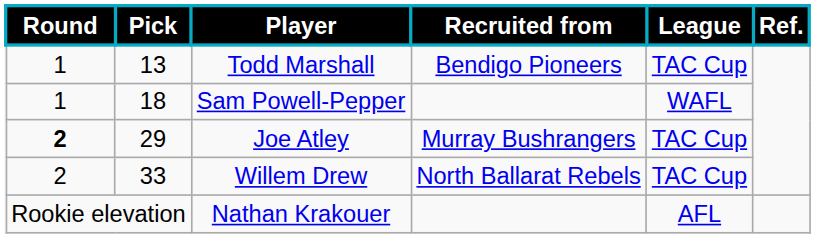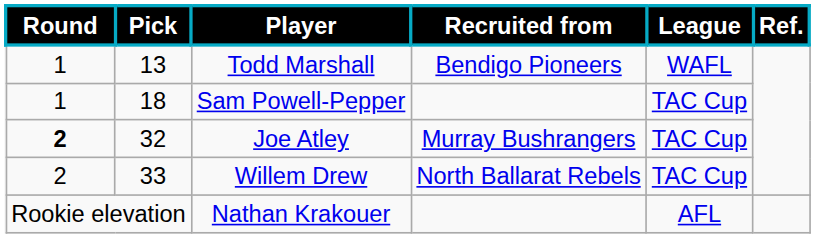(699, 64) TAC Cup -> (699, 64) WAFL
(699, 102) WAFL -> (699, 102) TAC Cup
(153, 139) 29 -> (153, 139) 32
